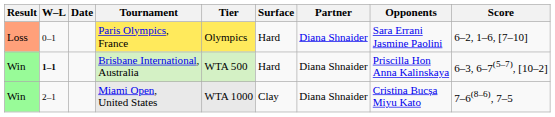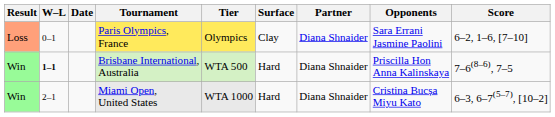(269, 36) Hard -> (268, 36) Clay
(501, 66) 6–3, 6–7(5–7), [10–2] -> (483, 66) 7–6(8–6), 7–5
(268, 96) Clay -> (269, 96) Hard
(483, 96) 7–6(8–6), 7–5 -> (501, 96) 6–3, 6–7(5–7), [10–2]
